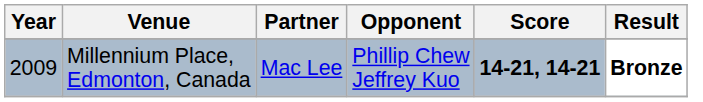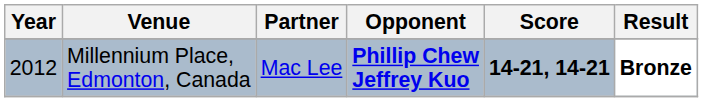(33, 67) 2009 -> (33, 67) 2012
(411, 67) normal -> (416, 67) bold
